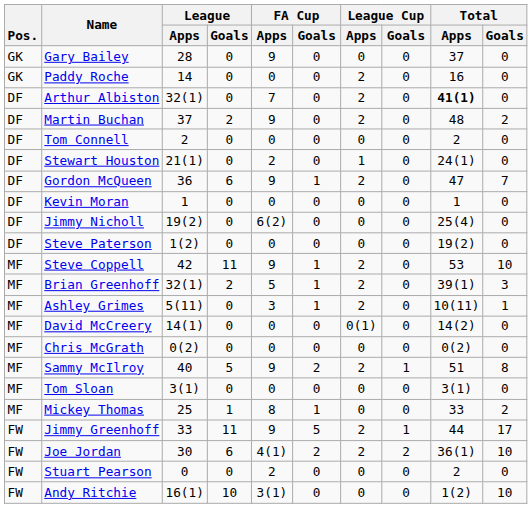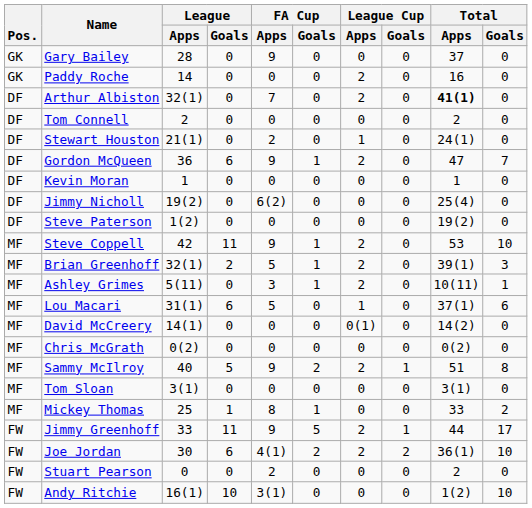- row: (94, 119)
+ row: (83, 306)
